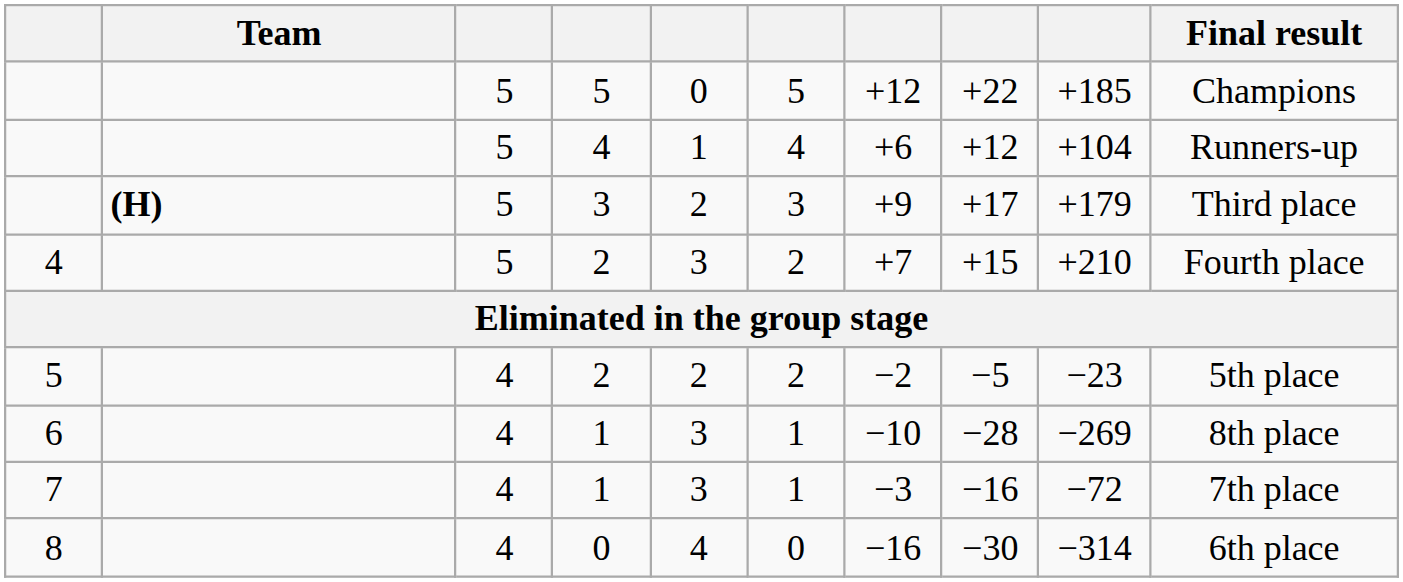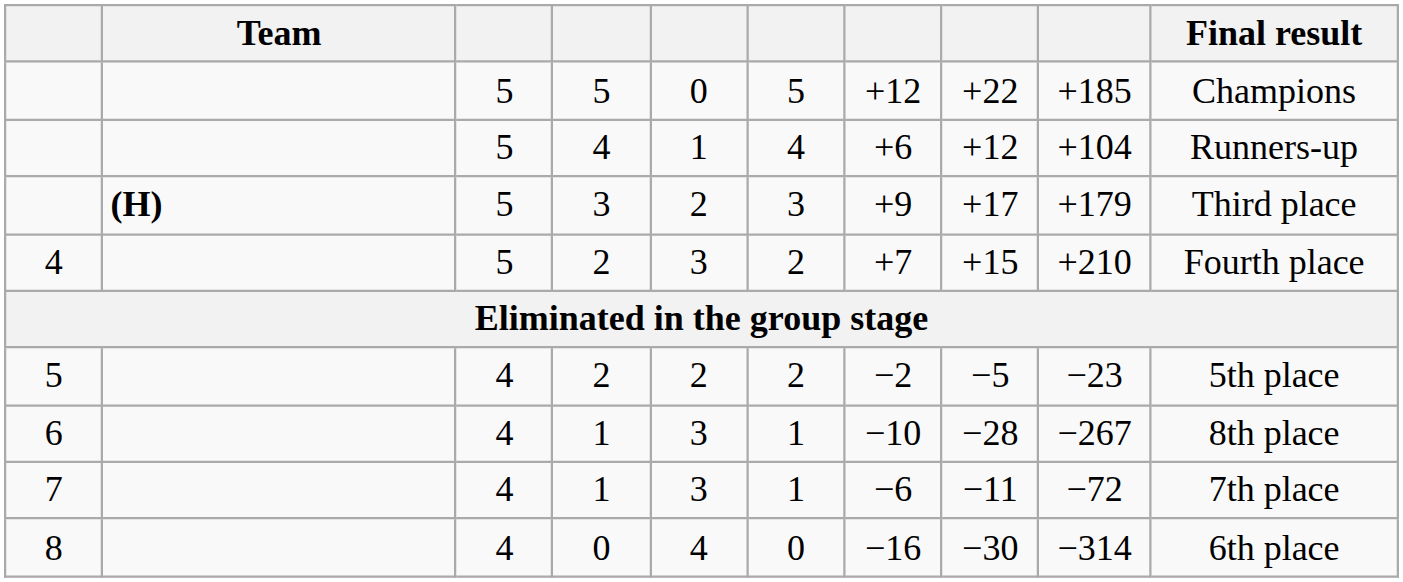(1095, 432) −269 -> (1095, 432) −267
(893, 489) −3 -> (893, 489) −6
(990, 489) −16 -> (990, 489) −11
